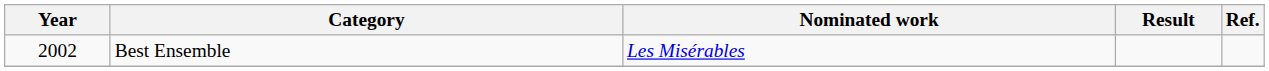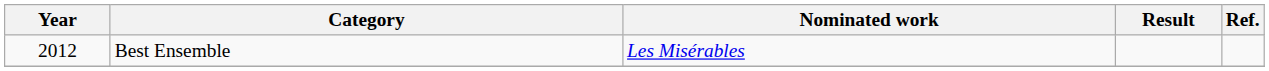(57, 50) 2002 -> (57, 50) 2012
